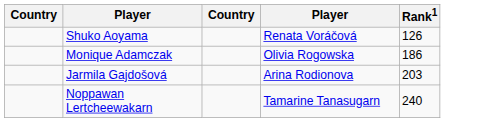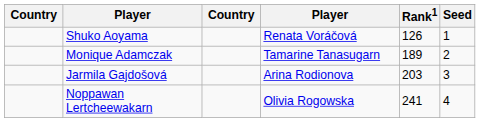+ column: (458, 15)
(309, 56) Olivia Rogowska -> (322, 56) Tamarine Tanasugarn
(412, 56) 186 -> (412, 56) 189
(322, 101) Tamarine Tanasugarn -> (309, 101) Olivia Rogowska
(412, 101) 240 -> (412, 101) 241
